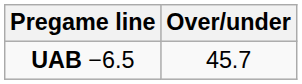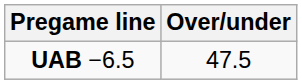(229, 60) 45.7 -> (229, 60) 47.5
